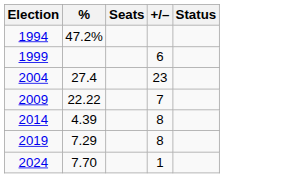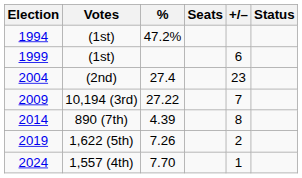+ column: (101, 15)
(84, 99) 22.22 -> (163, 99) 27.22
(84, 141) 7.29 -> (163, 141) 7.26
(160, 141) 8 -> (238, 141) 2
